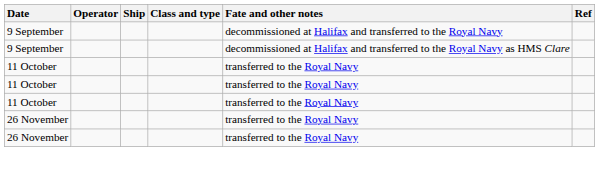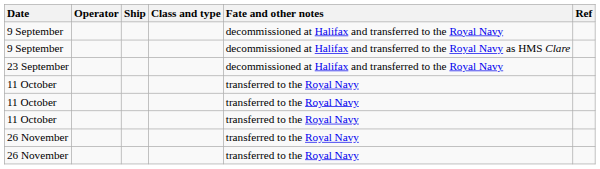+ row: (38, 66)
